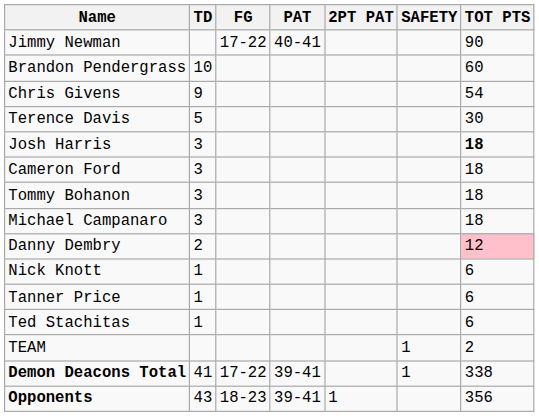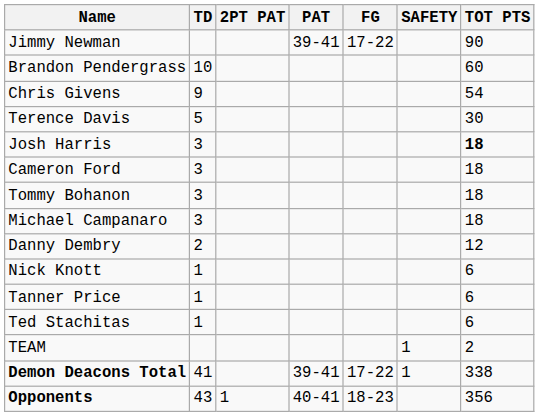columns swapped: (243, 17) <-> (361, 17)
(297, 43) 40-41 -> (316, 43) 39-41
(474, 246) pink background -> (474, 246) no background
(297, 399) 39-41 -> (316, 399) 40-41
